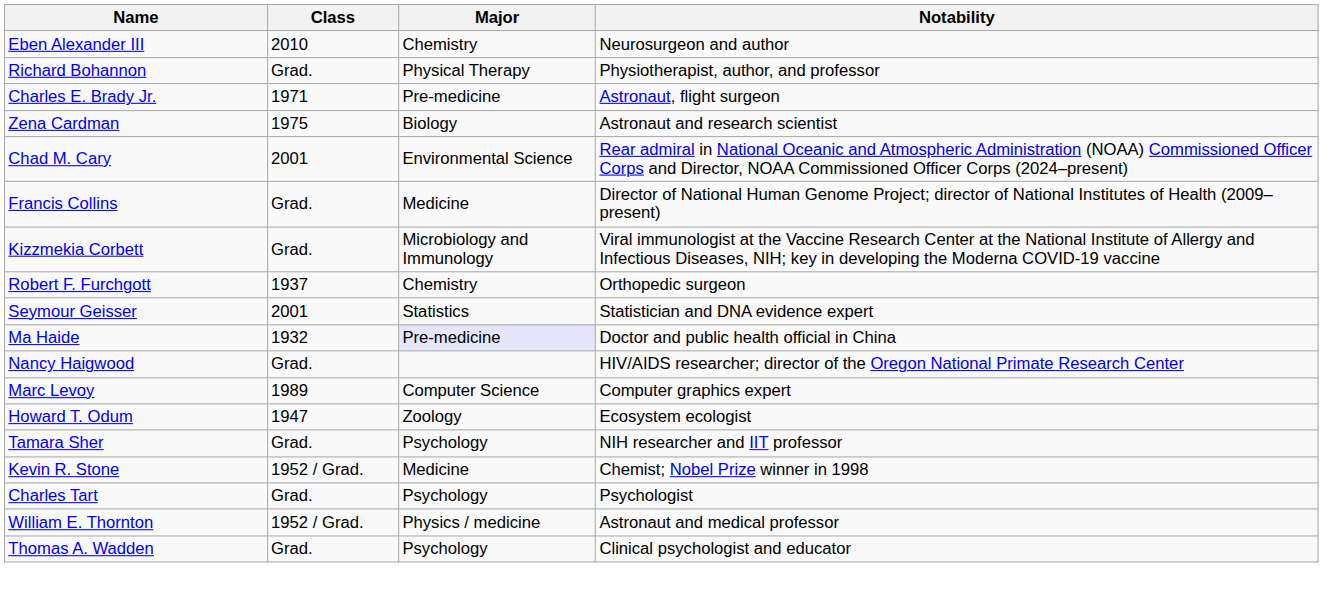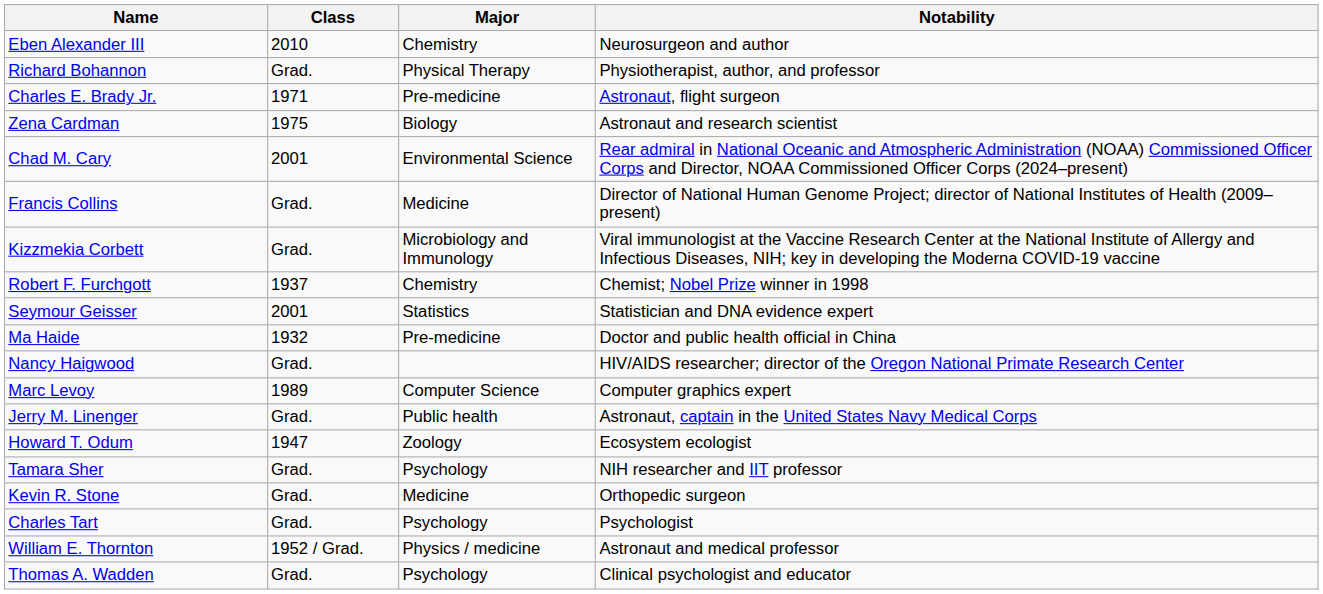(672, 284) Orthopedic surgeon -> (734, 284) Chemist; Nobel Prize winner in 1998
(451, 337) lavender background -> (451, 337) no background
+ row: (73, 416)
(317, 469) 1952 / Grad. -> (292, 496) Grad.
(734, 469) Chemist; Nobel Prize winner in 1998 -> (672, 496) Orthopedic surgeon
